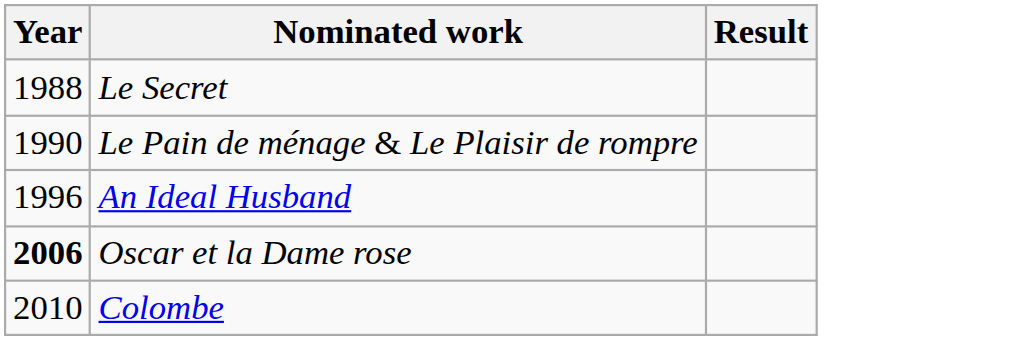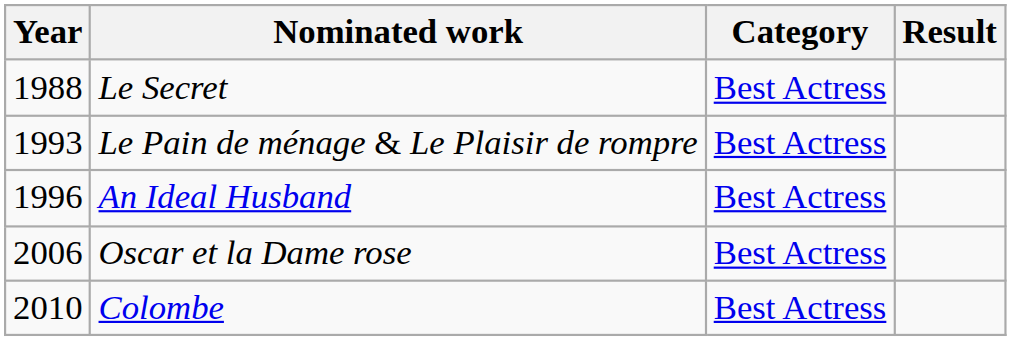+ column: (800, 32)
(48, 142) 1990 -> (48, 142) 1993
(48, 252) bold -> (48, 252) normal
